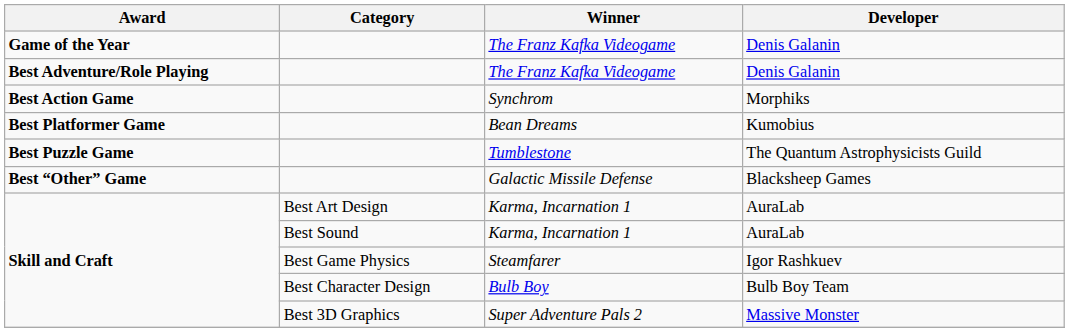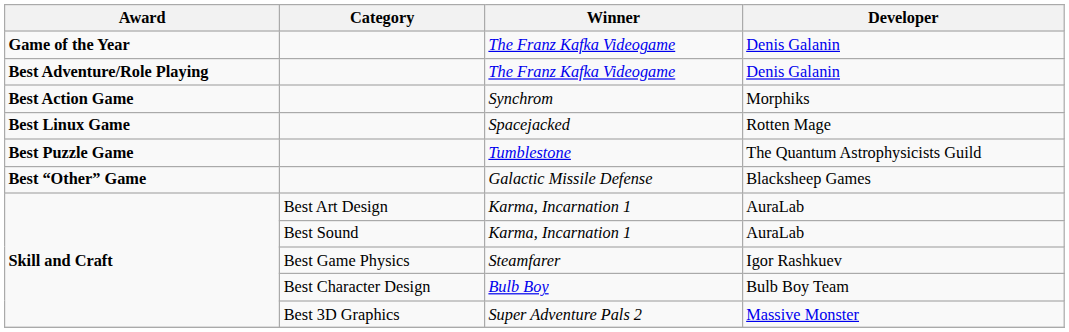+ row: (69, 125)
- row: (87, 125)
